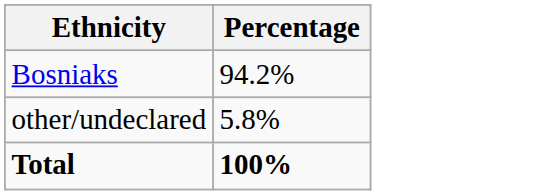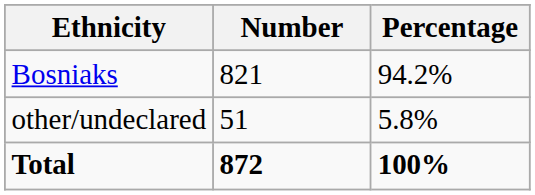+ column: (292, 27)
